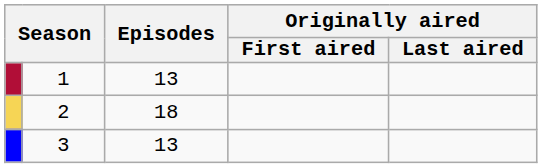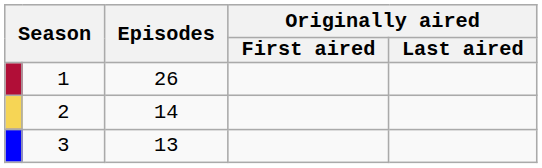(166, 79) 13 -> (166, 79) 26
(166, 112) 18 -> (166, 112) 14
